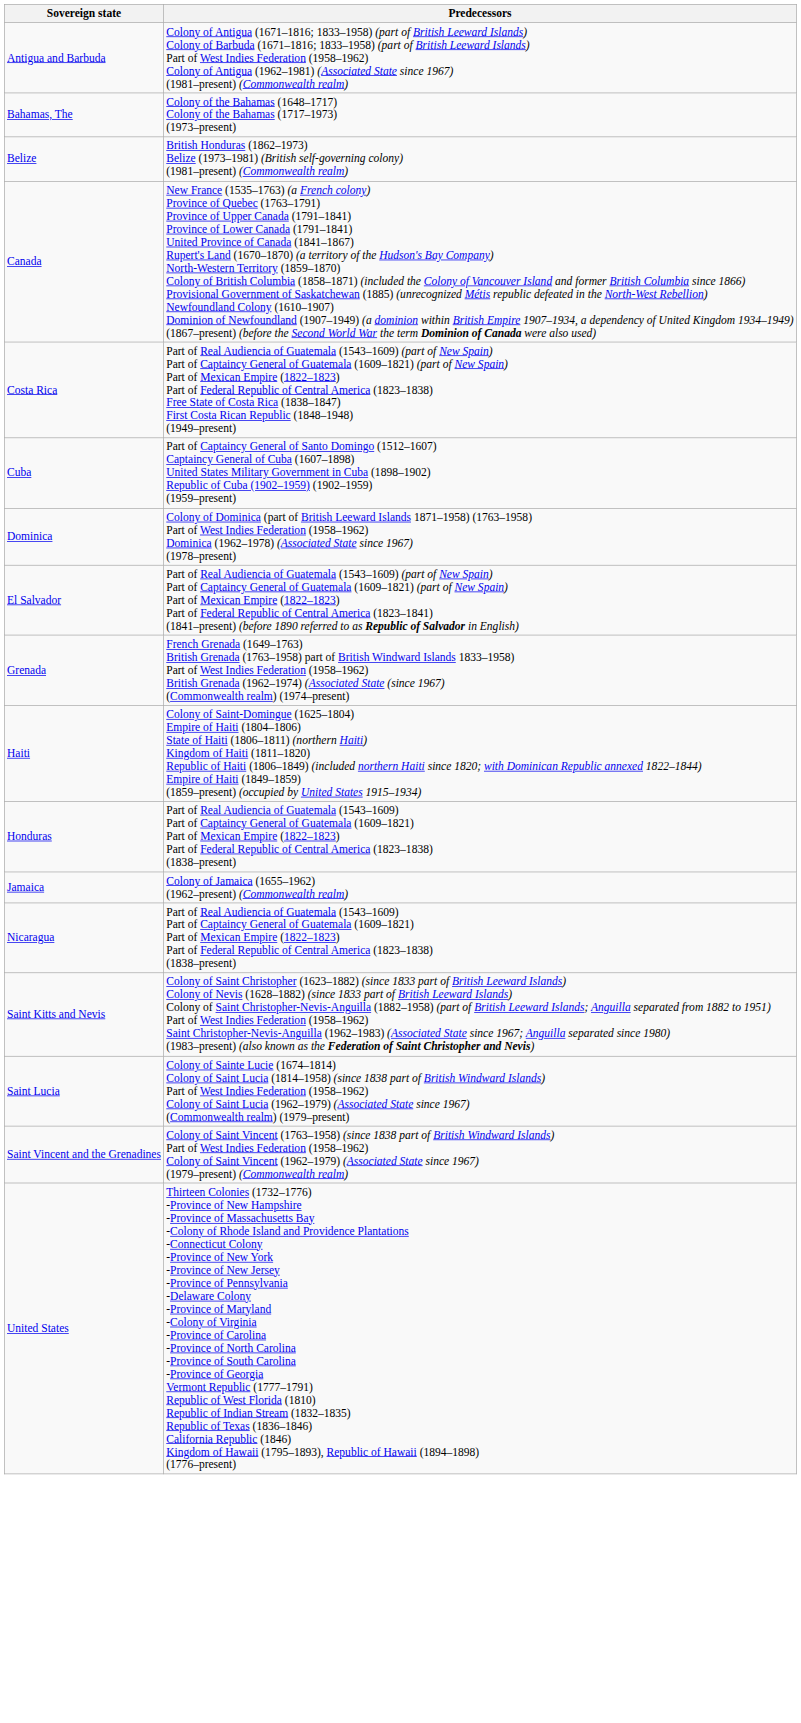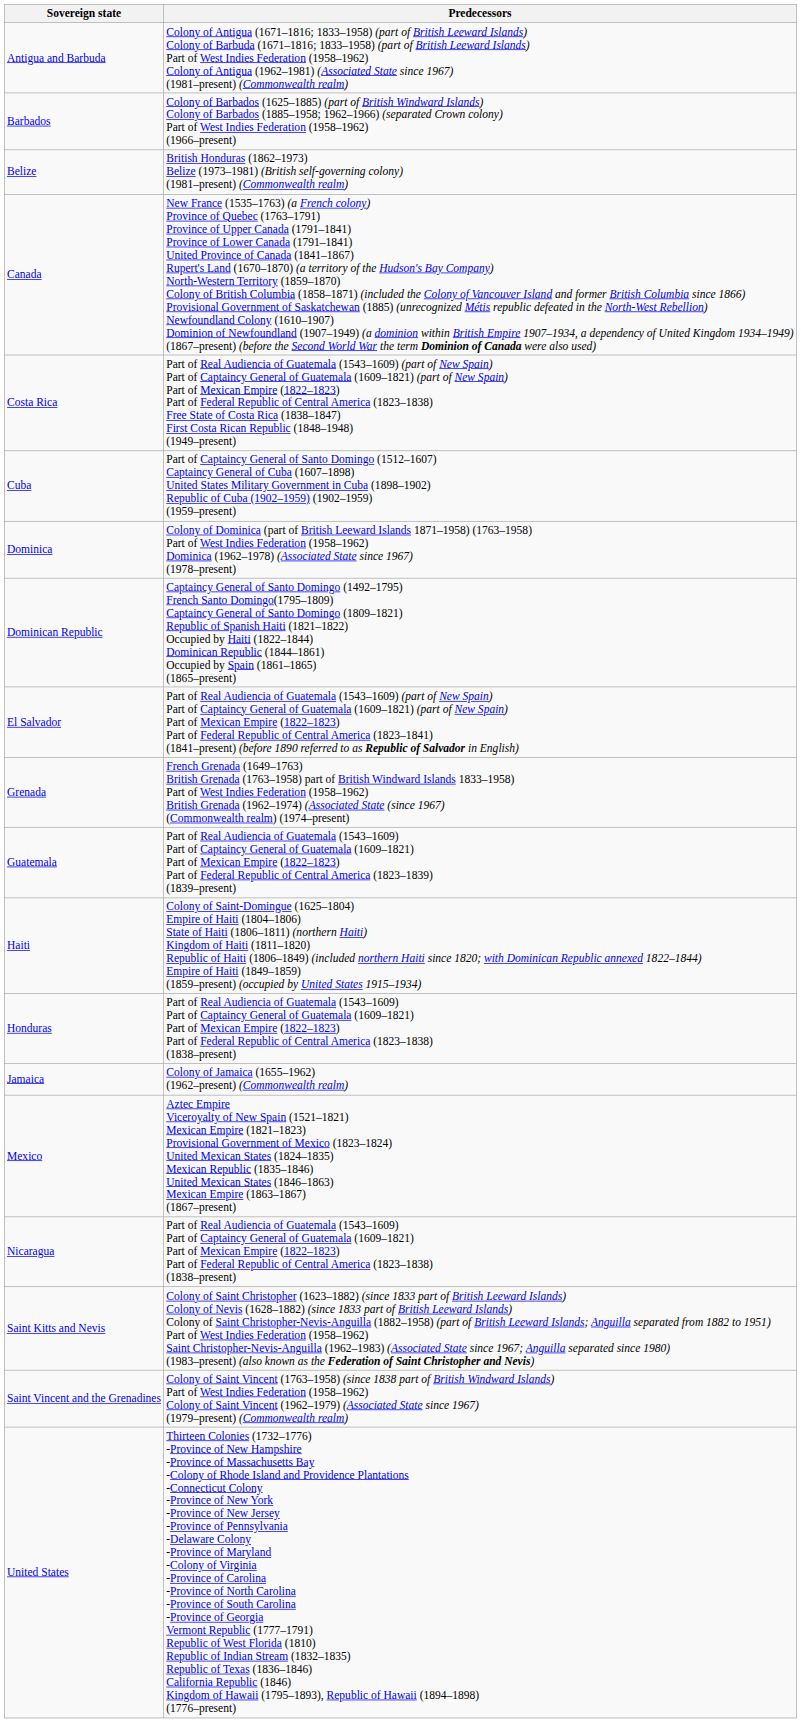- row: (40, 114)
+ row: (29, 121)
+ row: (55, 632)
+ row: (32, 862)
+ row: (25, 1156)
- row: (33, 1091)
